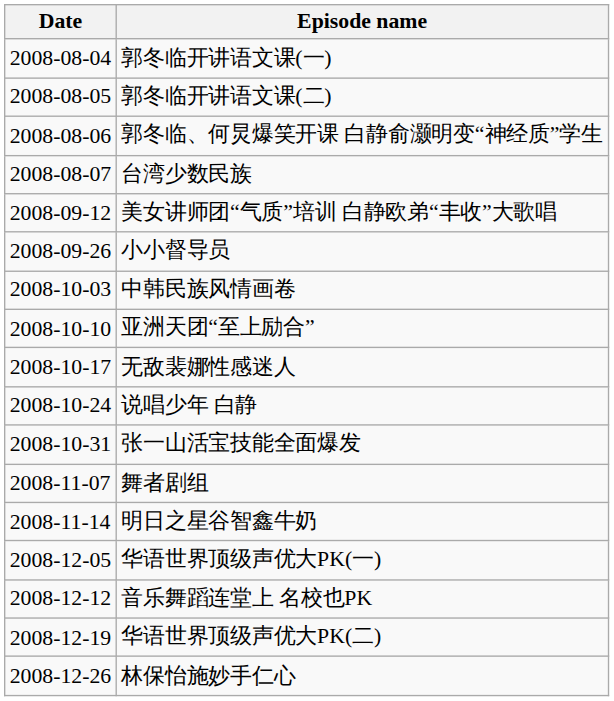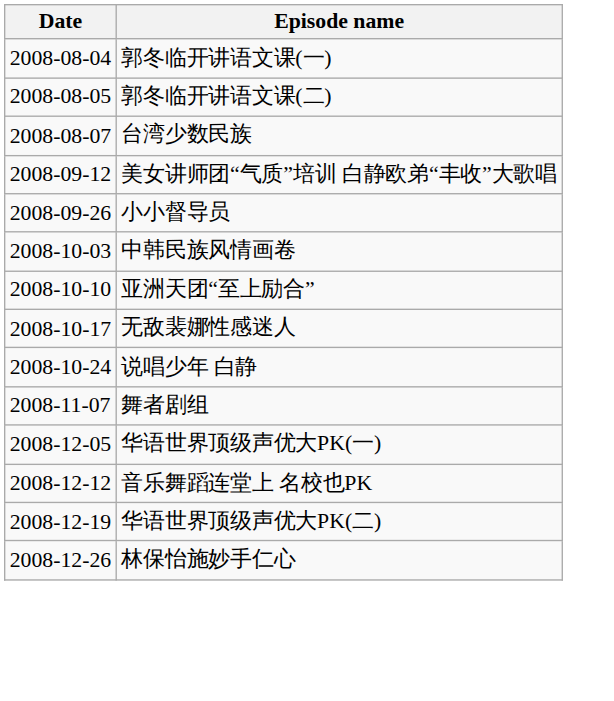- row: (362, 134)
- row: (241, 443)
- row: (219, 520)
